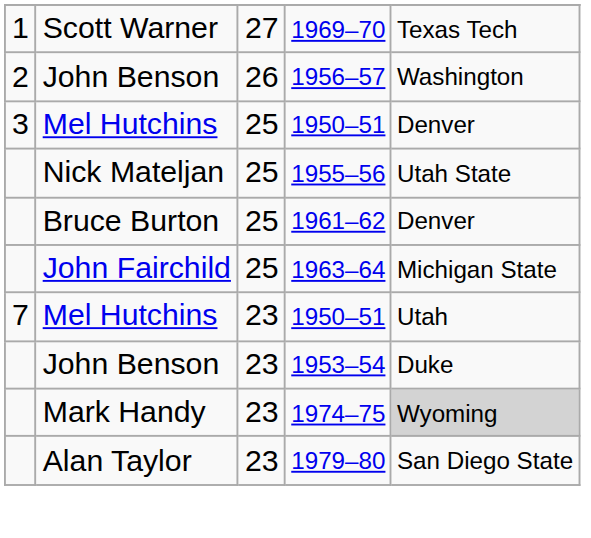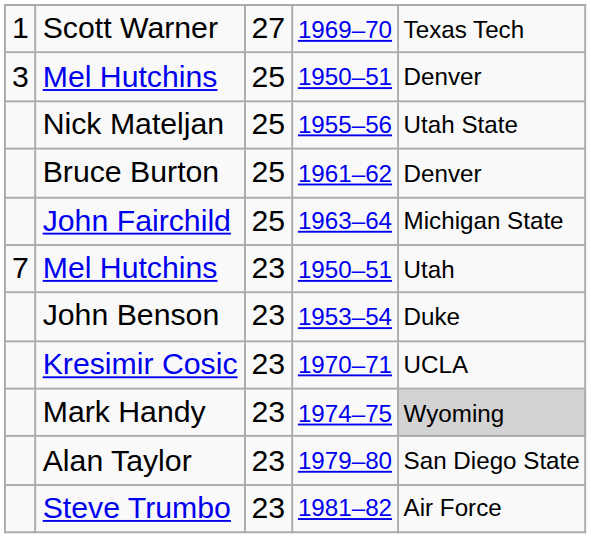- row: (20, 76)
+ row: (20, 365)
+ row: (20, 509)
